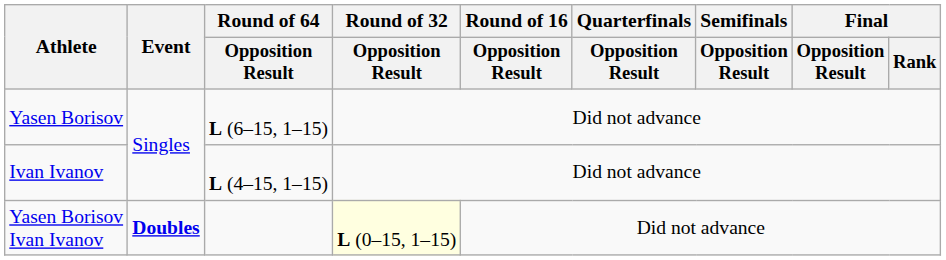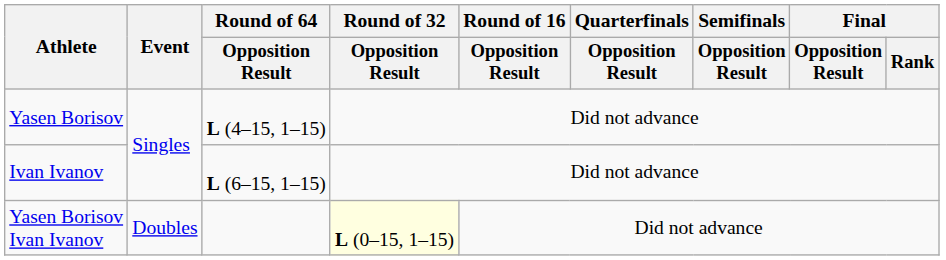(268, 128) L (6–15, 1–15) -> (266, 128) L (4–15, 1–15)
(268, 184) L (4–15, 1–15) -> (266, 184) L (6–15, 1–15)
(166, 228) bold -> (165, 228) normal
